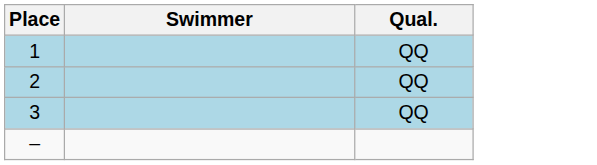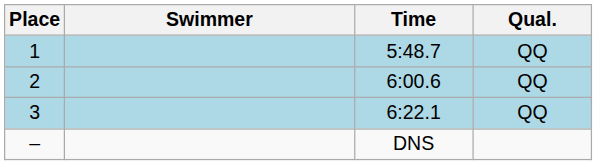+ column: (414, 19)
